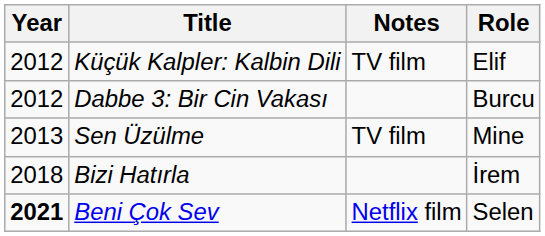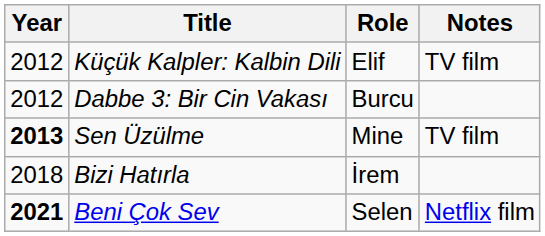columns swapped: (504, 23) <-> (407, 23)
(37, 136) normal -> (37, 136) bold
